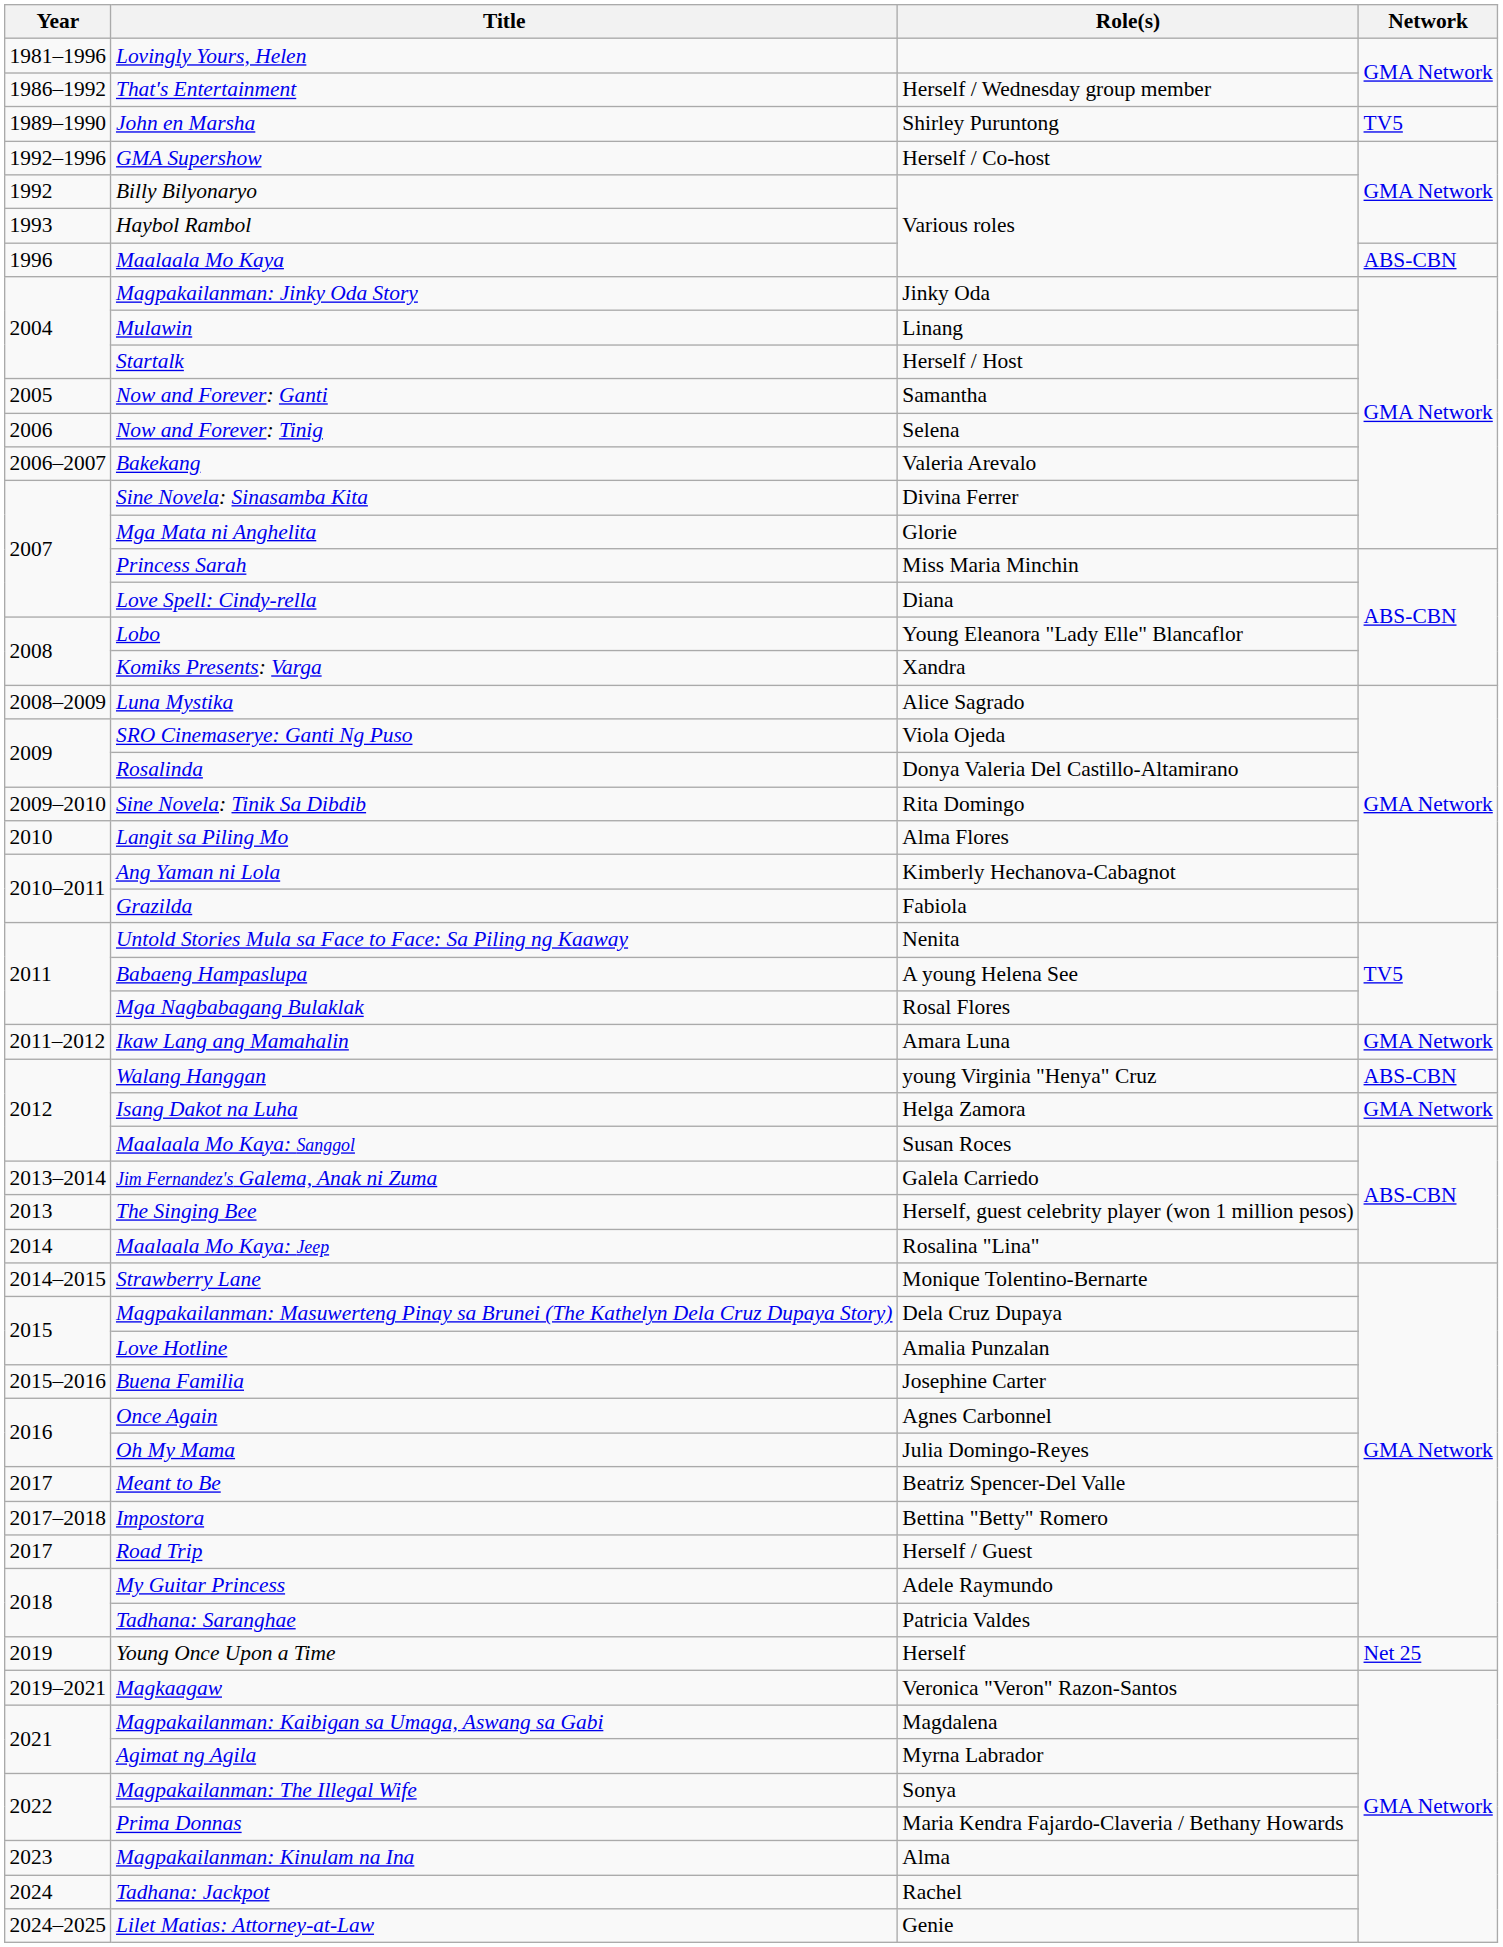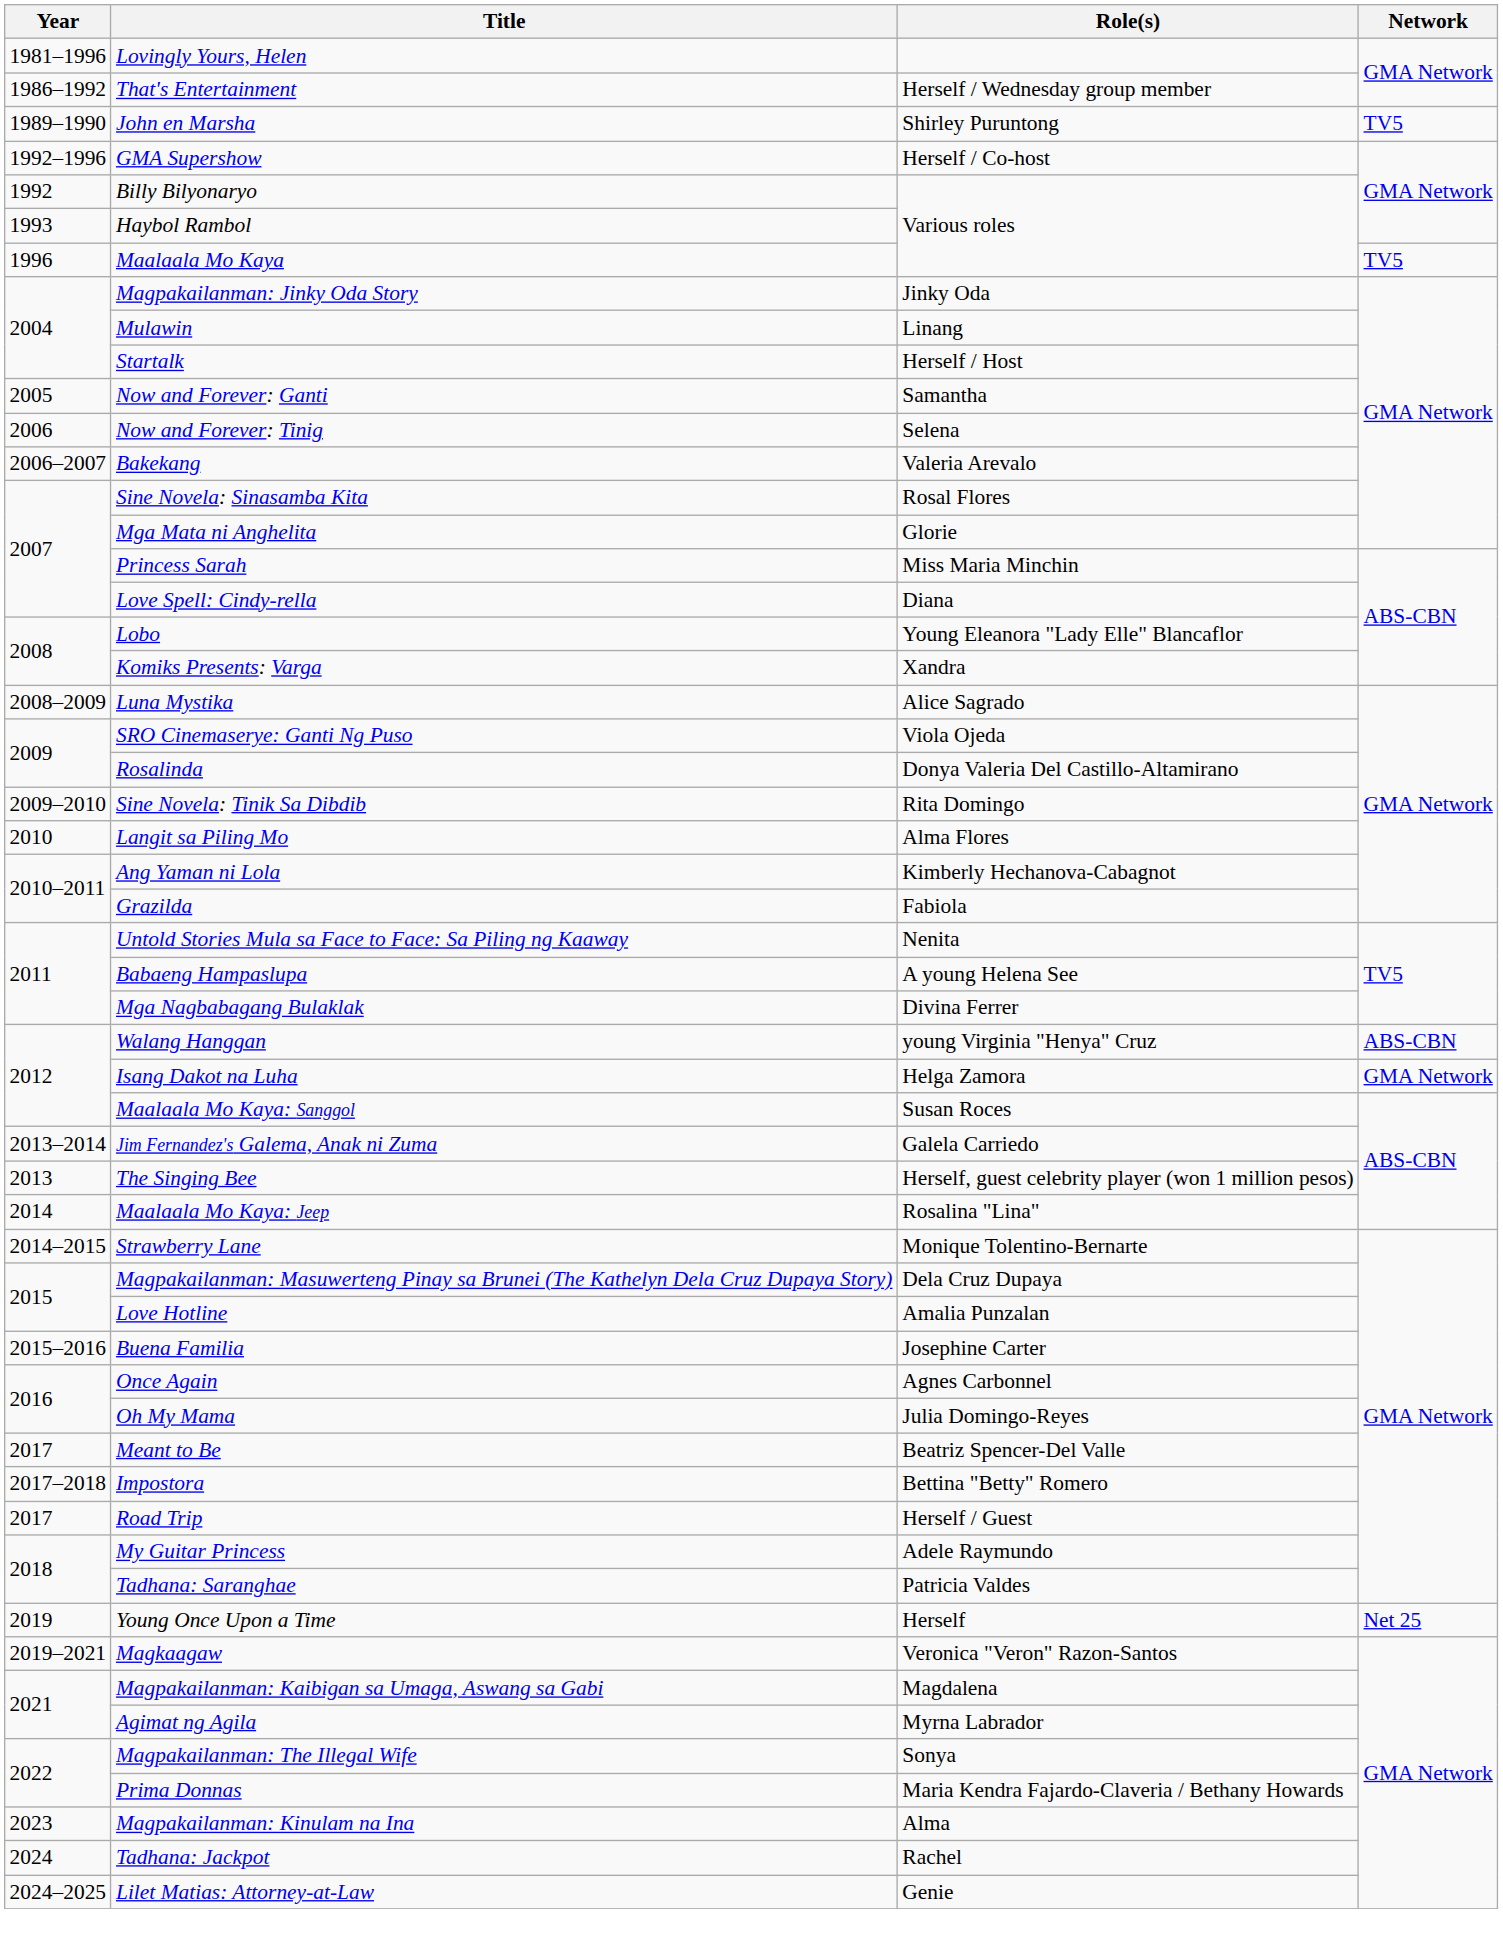(1410, 259) ABS-CBN -> (1383, 259) TV5
(960, 497) Divina Ferrer -> (956, 497) Rosal Flores
(956, 1007) Rosal Flores -> (960, 1007) Divina Ferrer
- row: (232, 1041)
